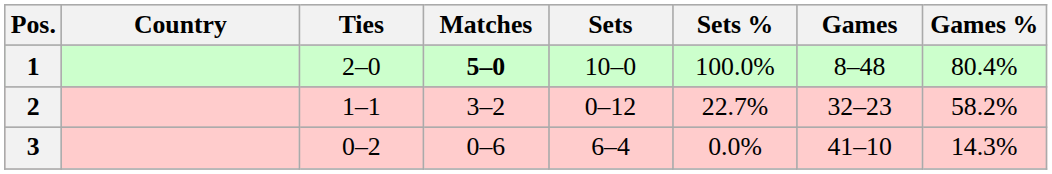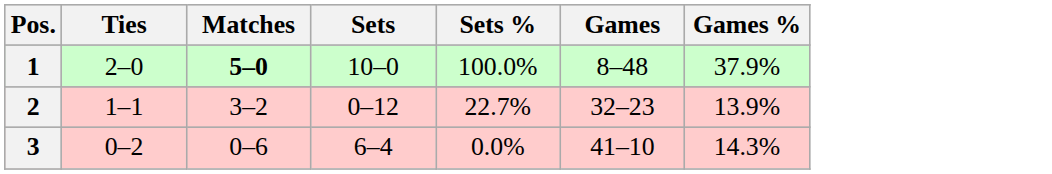- column: (180, 24)
(984, 65) 80.4% -> (747, 65) 37.9%
(984, 106) 58.2% -> (747, 106) 13.9%
